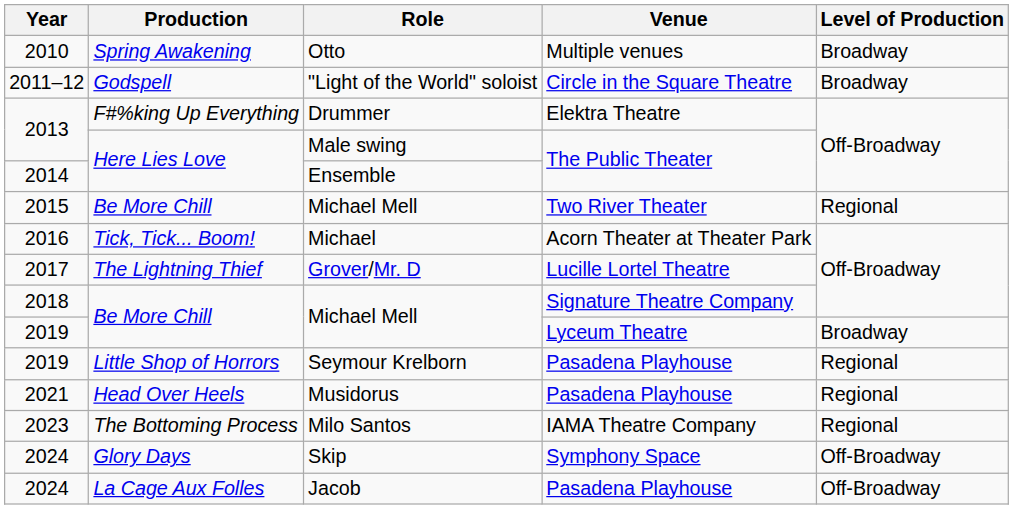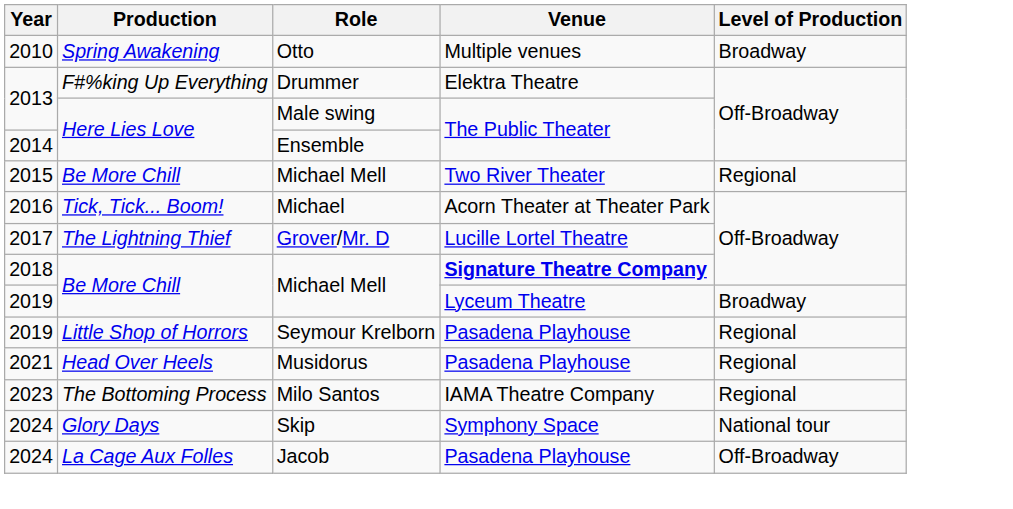- row: (47, 82)
(670, 301) normal -> (576, 269) bold
(880, 457) Off-Broadway -> (774, 425) National tour
